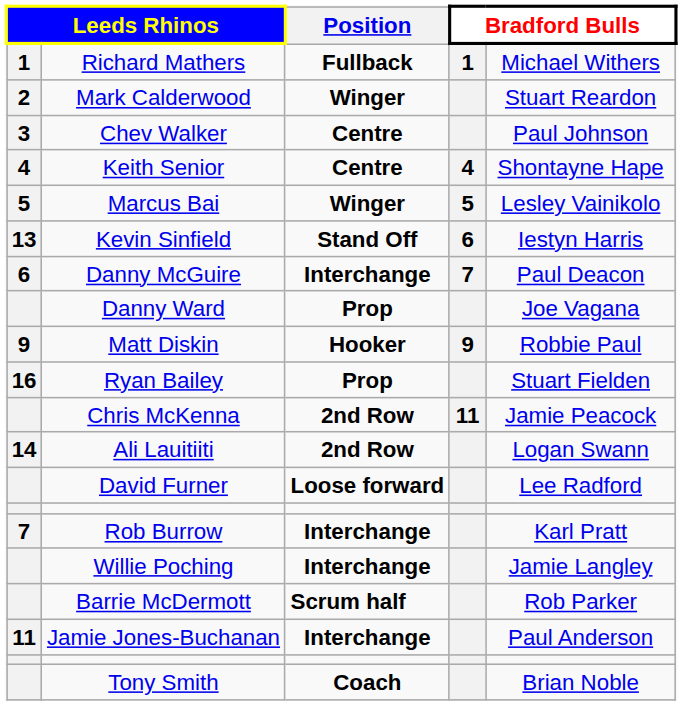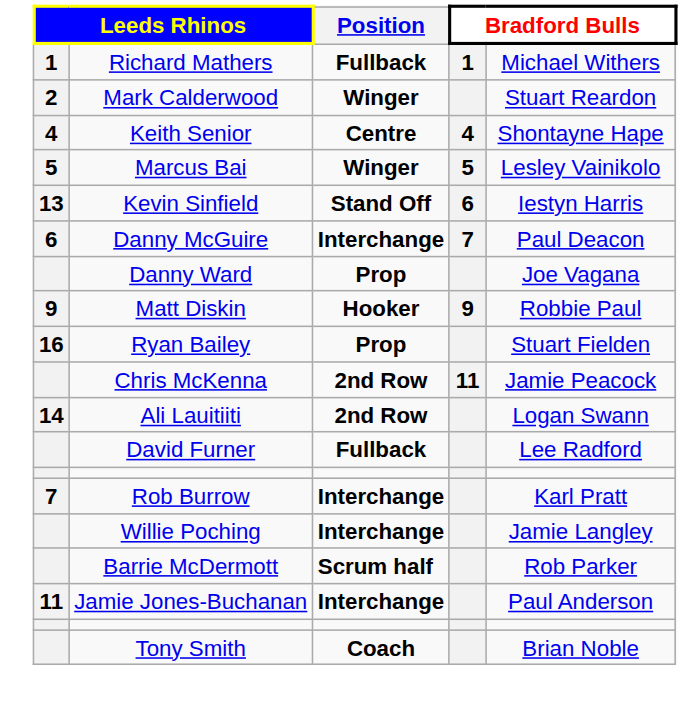- row: (24, 133)
(367, 485) Loose forward -> (381, 450) Fullback
